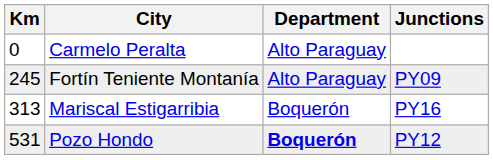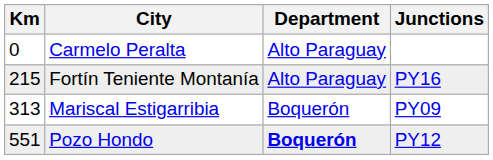(25, 79) 245 -> (25, 79) 215
(418, 79) PY09 -> (418, 79) PY16
(418, 109) PY16 -> (418, 109) PY09
(25, 139) 531 -> (25, 139) 551
